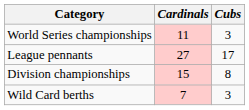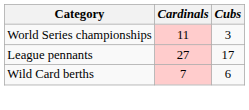- row: (69, 74)
(228, 94) 3 -> (228, 74) 6
